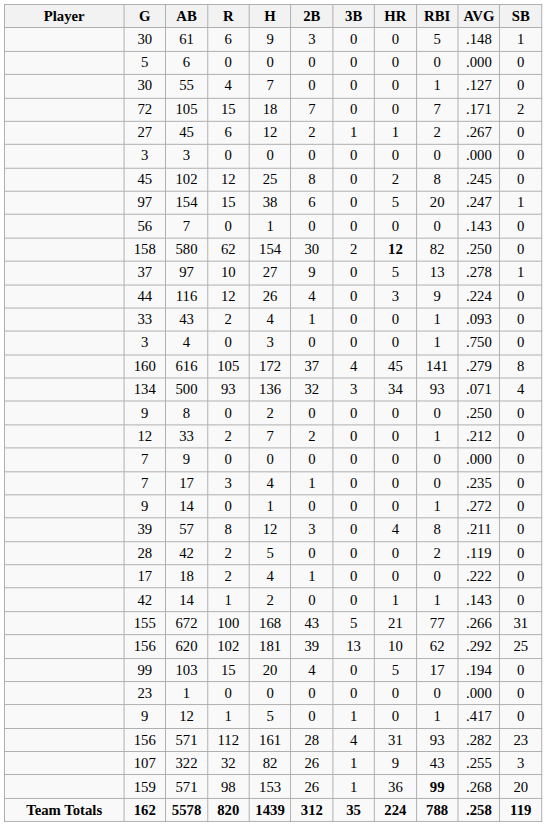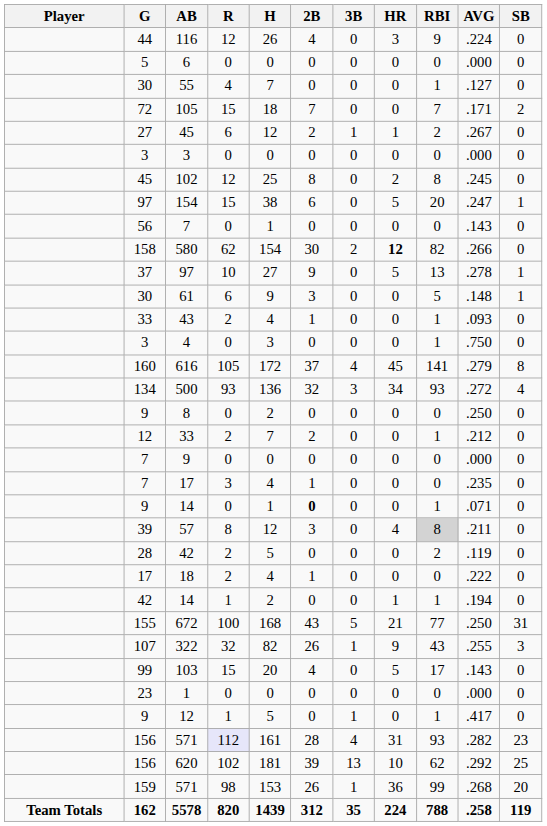rows swapped: (145, 296) <-> (145, 39)
(479, 249) .250 -> (479, 249) .266
(479, 389) .071 -> (479, 389) .272
(312, 506) normal -> (312, 506) bold
(479, 506) .272 -> (479, 506) .071
(437, 529) no background -> (437, 529) lightgrey background
(479, 599) .143 -> (479, 599) .194
(479, 623) .266 -> (479, 623) .250
rows swapped: (145, 763) <-> (145, 646)
(479, 669) .194 -> (479, 669) .143
(228, 739) no background -> (228, 739) lavender background
(437, 786) bold -> (437, 786) normal
